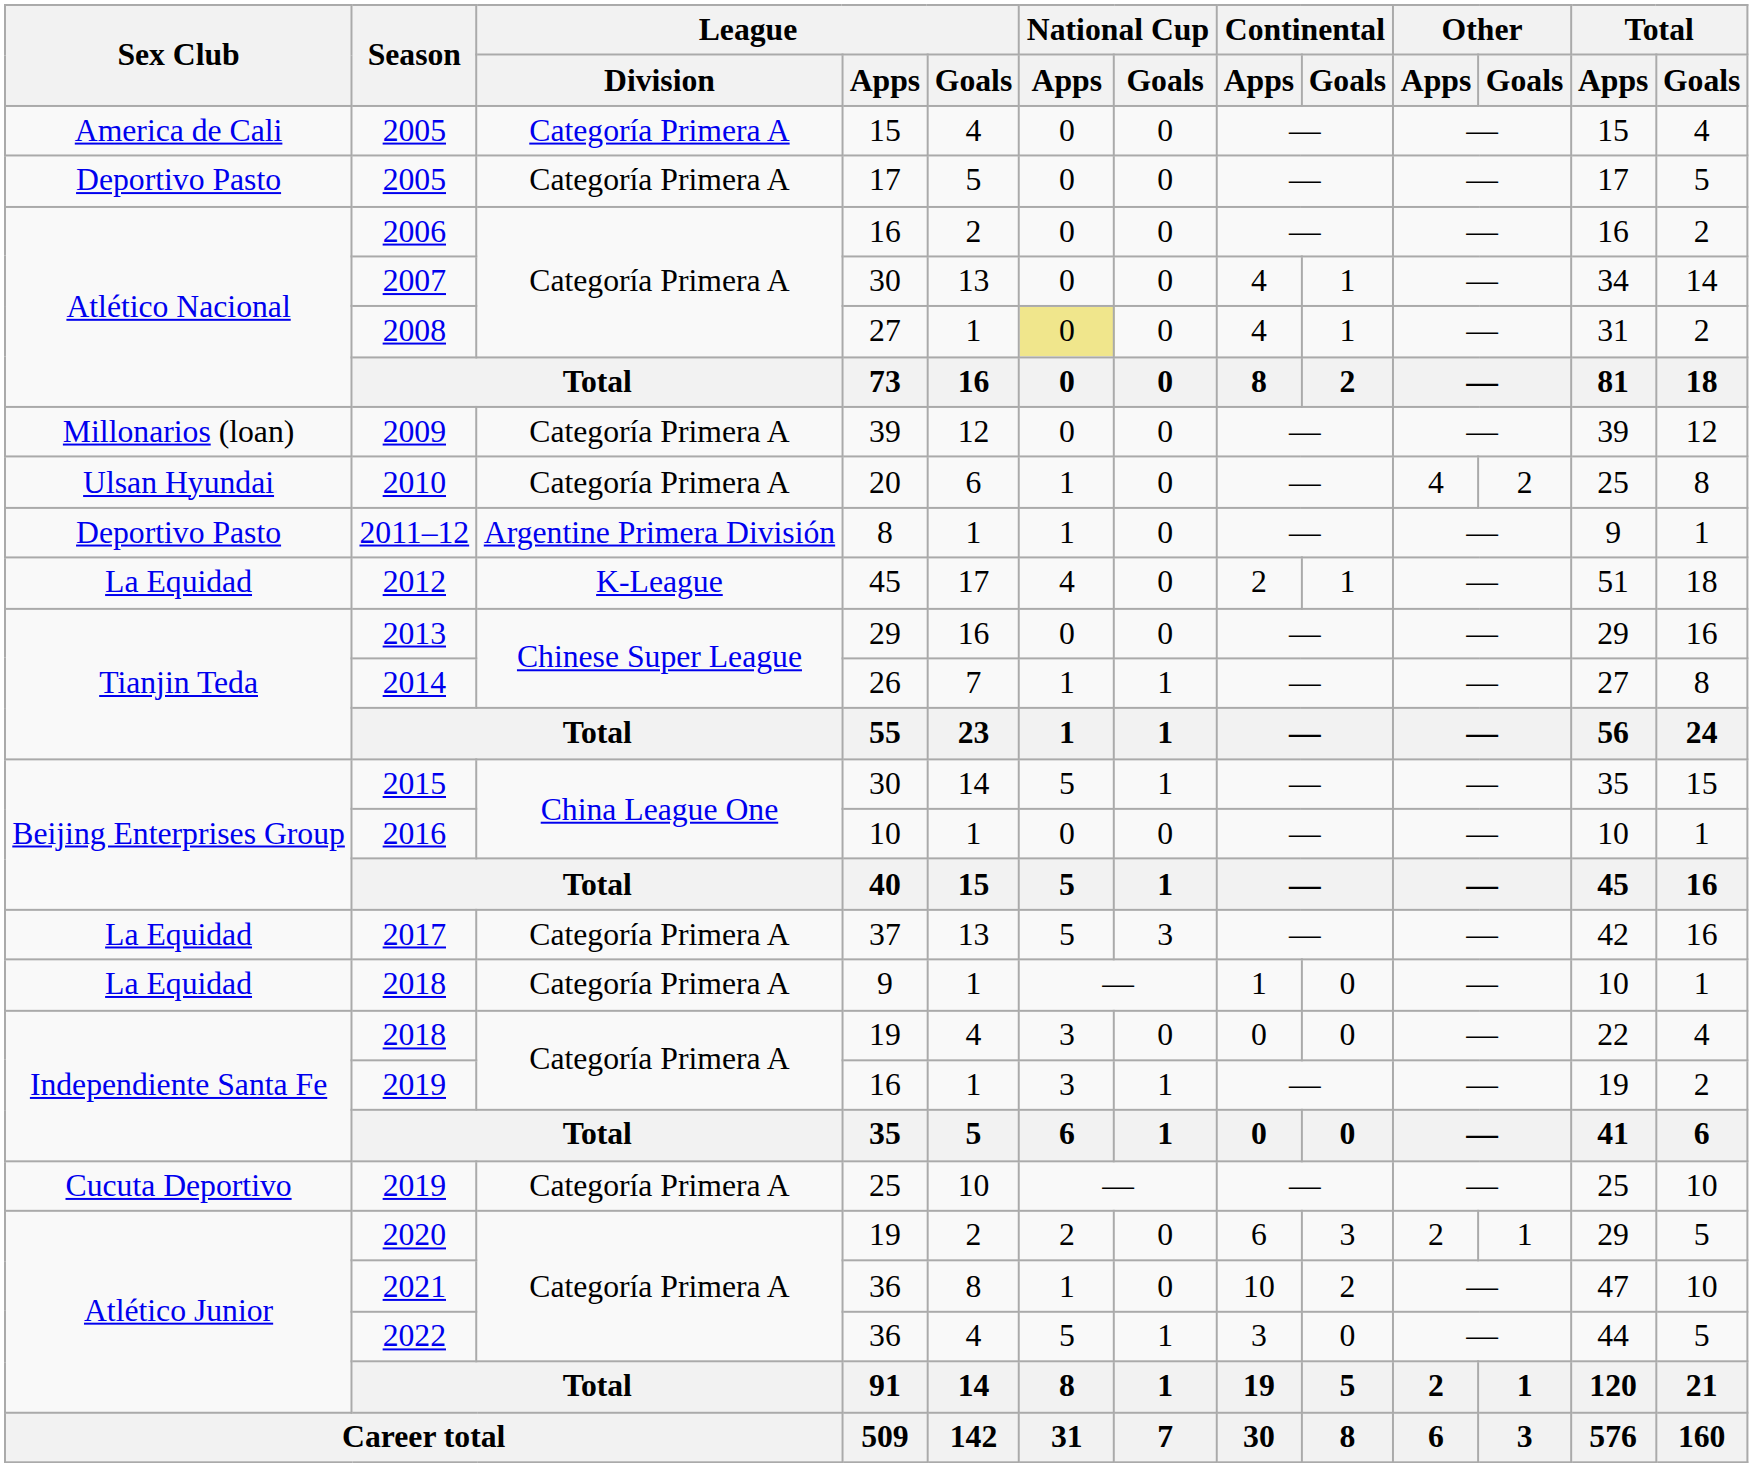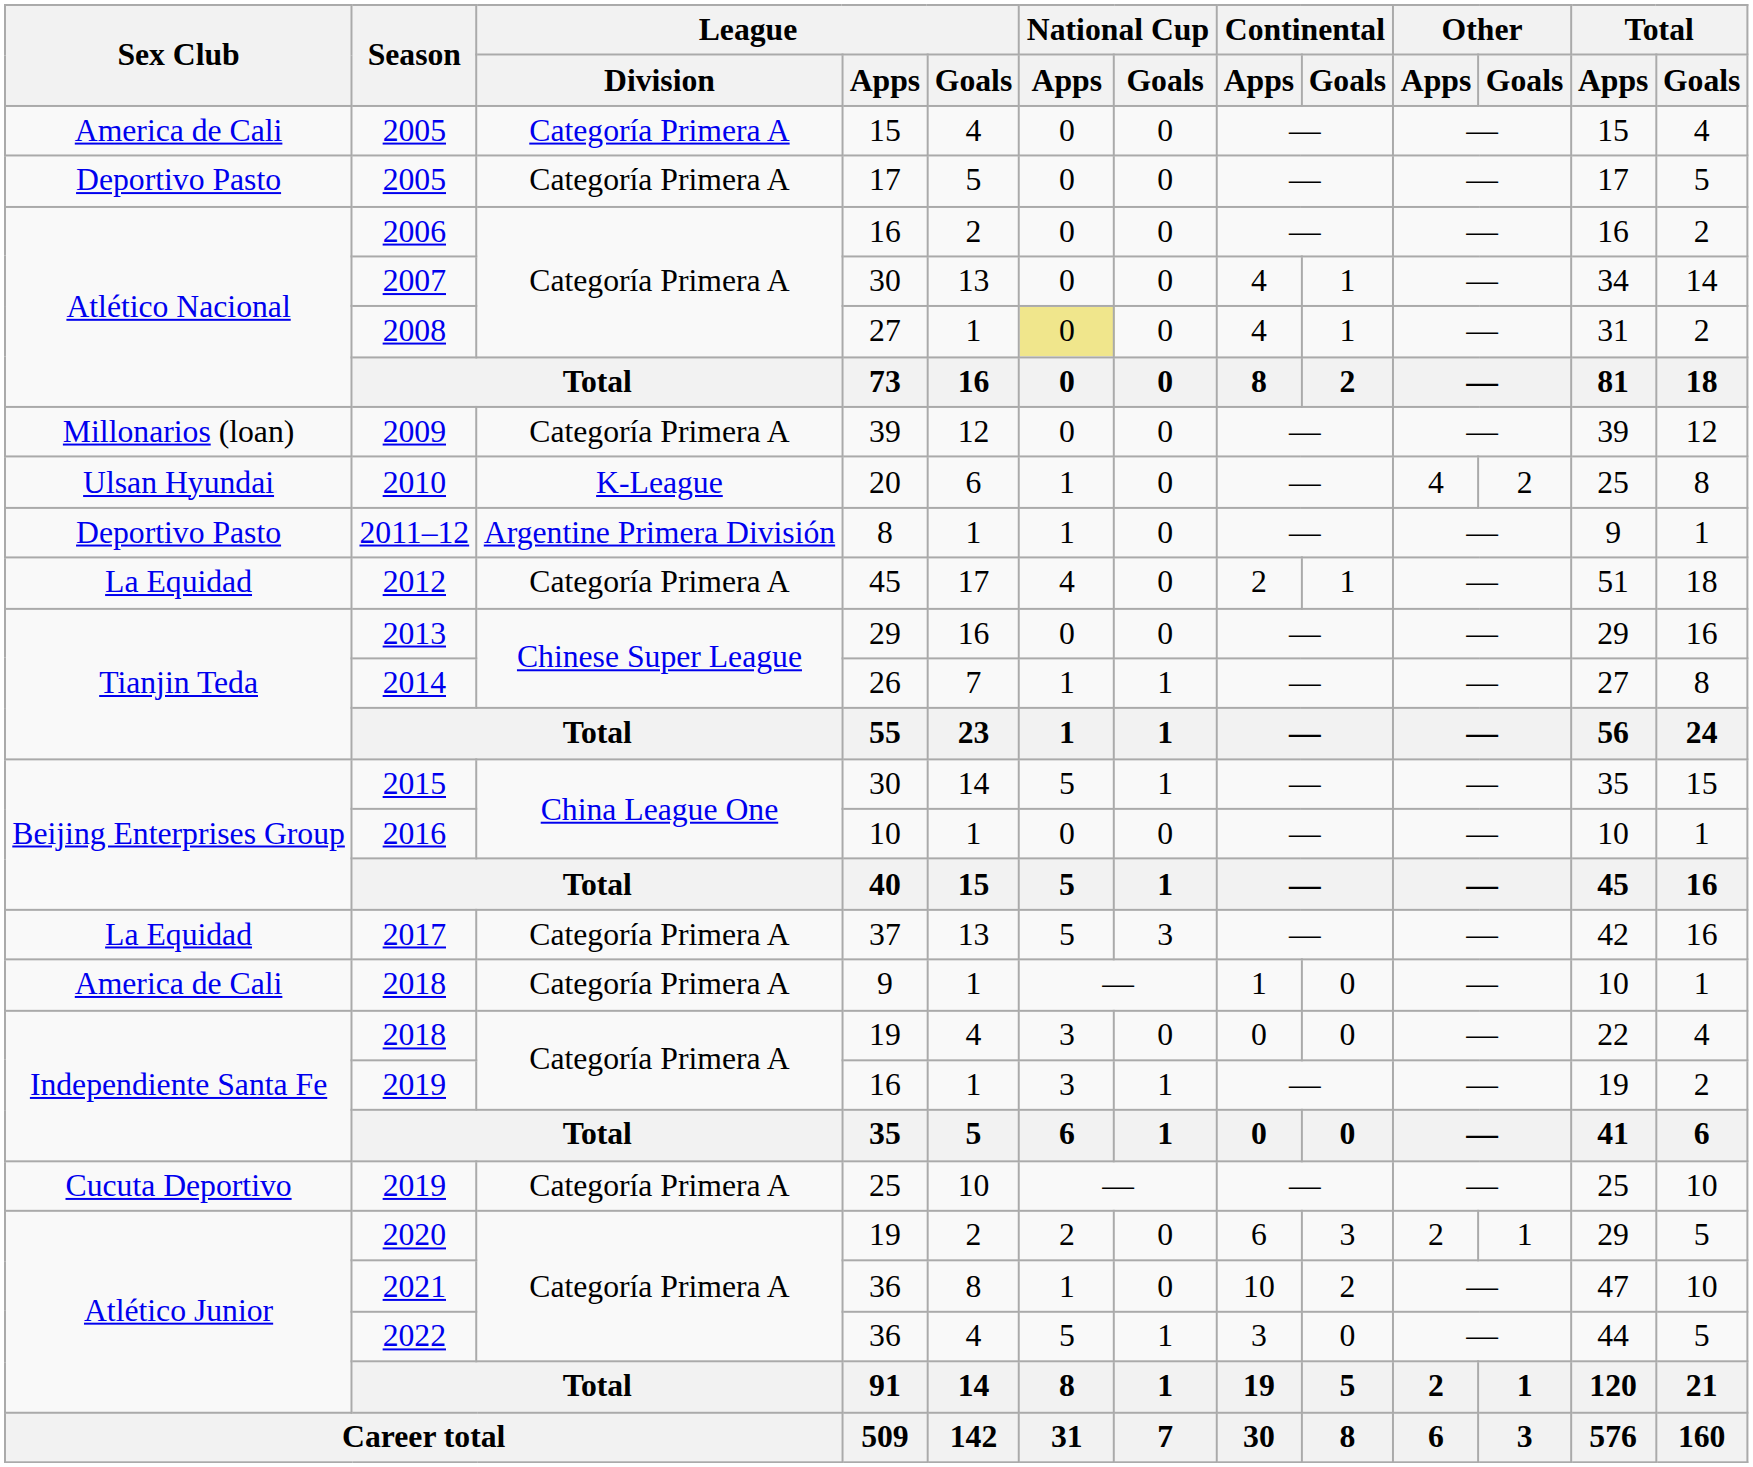(659, 481) Categoría Primera A -> (659, 481) K-League
(659, 582) K-League -> (659, 582) Categoría Primera A
(179, 984) La Equidad -> (179, 984) America de Cali
